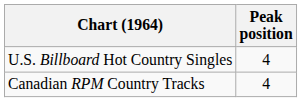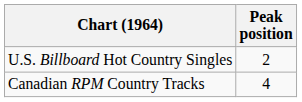(266, 59) 4 -> (266, 59) 2
